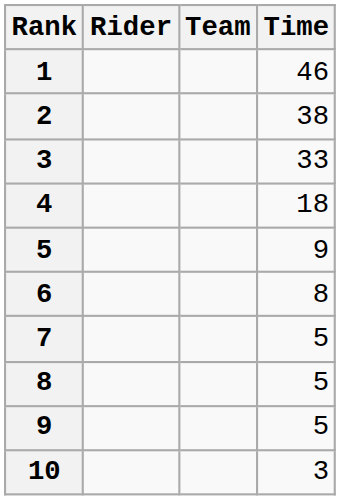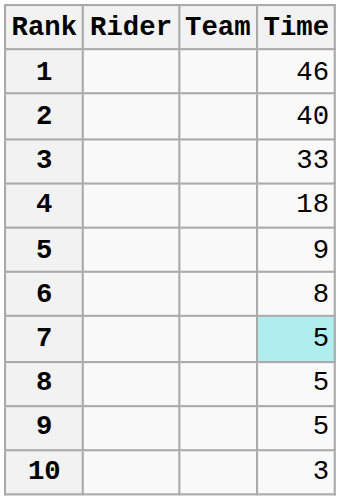(313, 116) 38 -> (313, 116) 40
(321, 339) no background -> (321, 339) paleturquoise background
